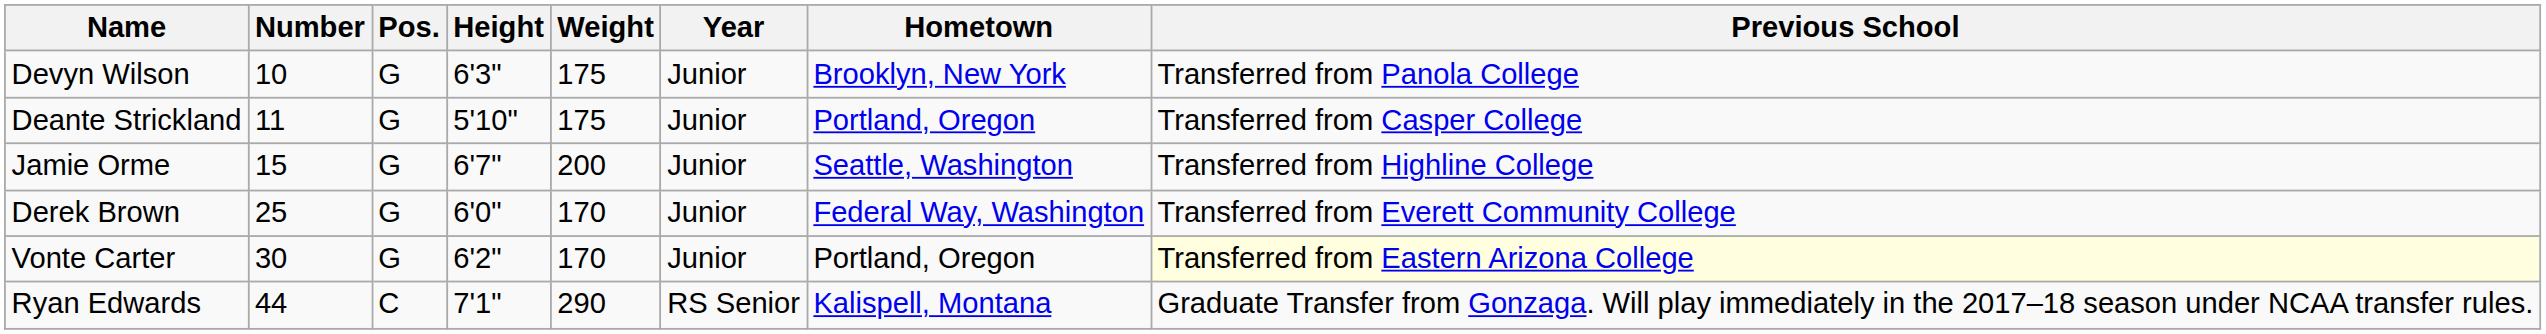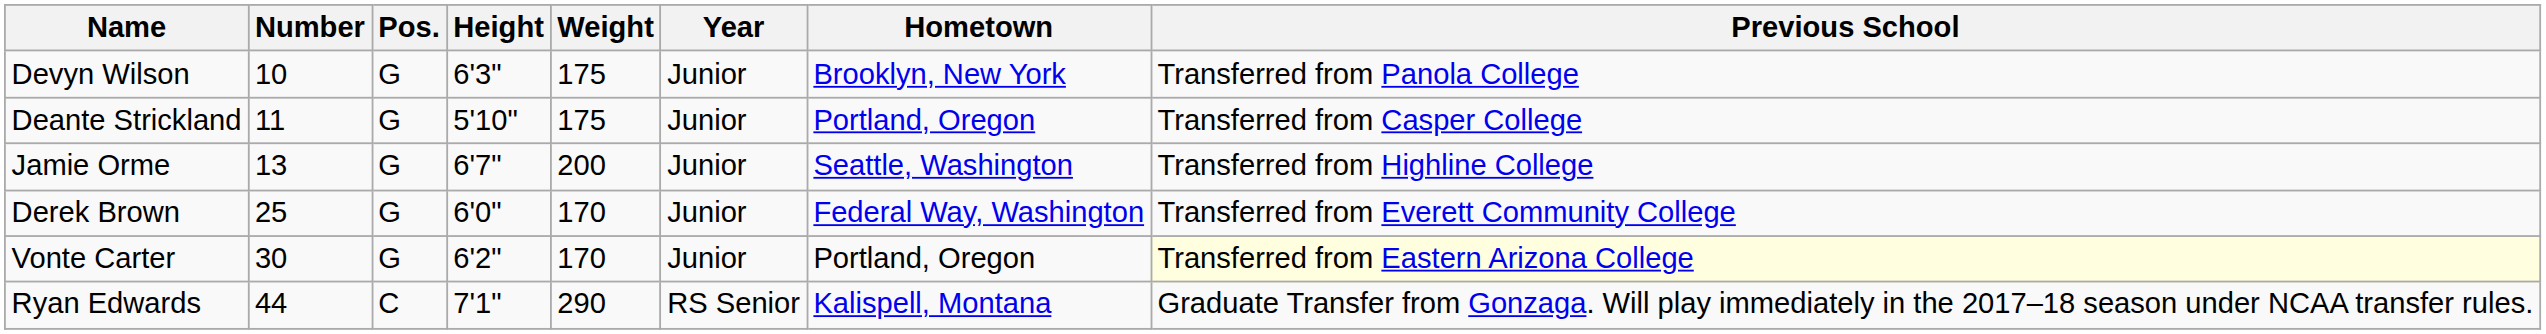(271, 166) 15 -> (271, 166) 13
